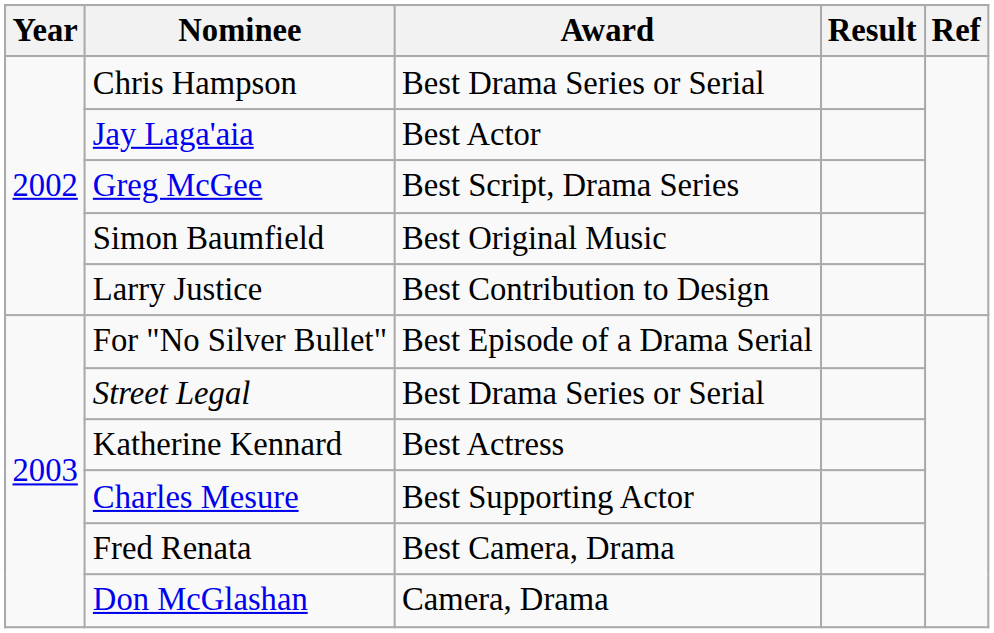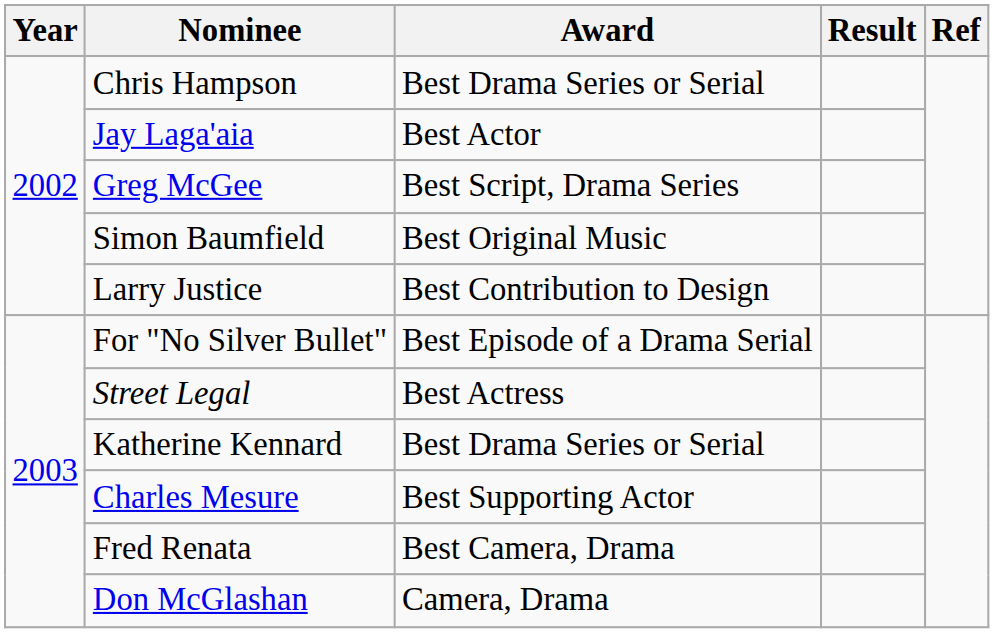(583, 392) Best Drama Series or Serial -> (483, 392) Best Actress
(483, 444) Best Actress -> (583, 444) Best Drama Series or Serial
